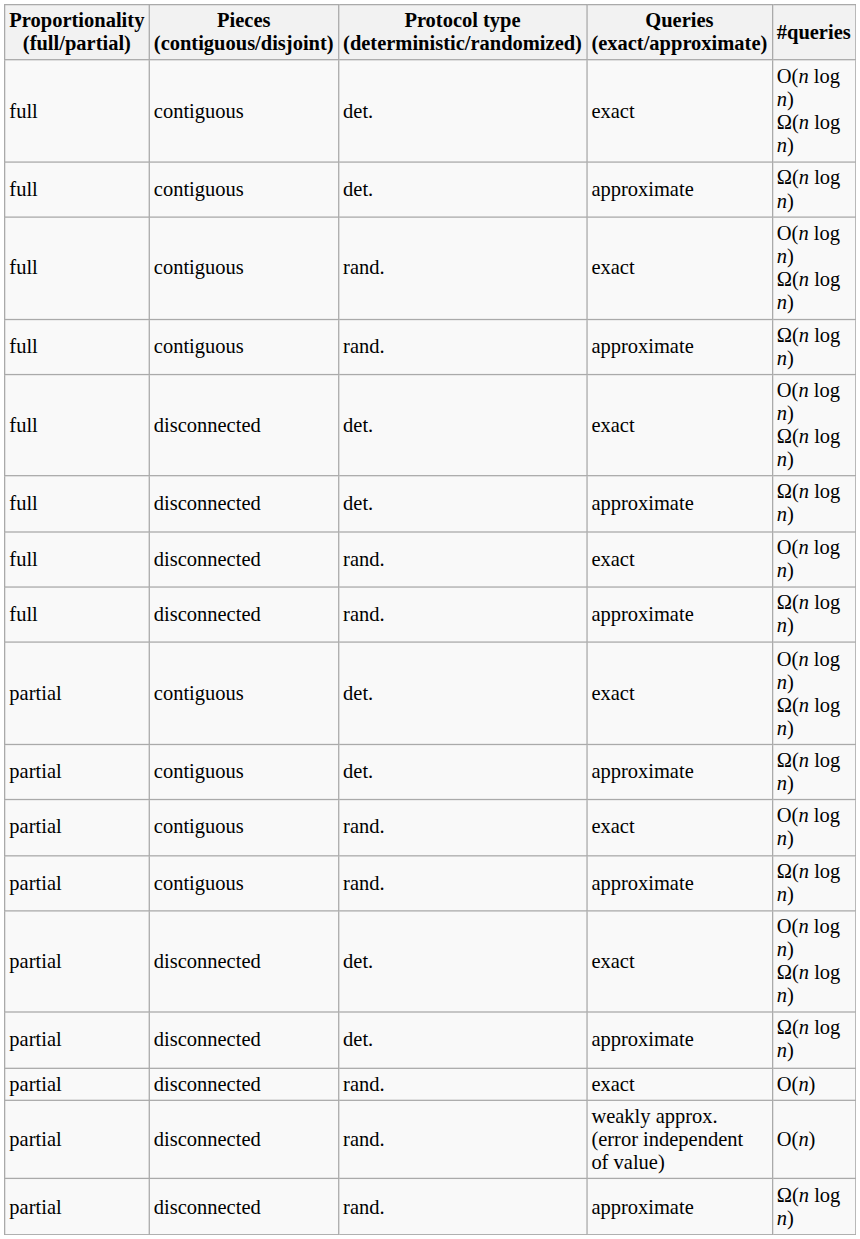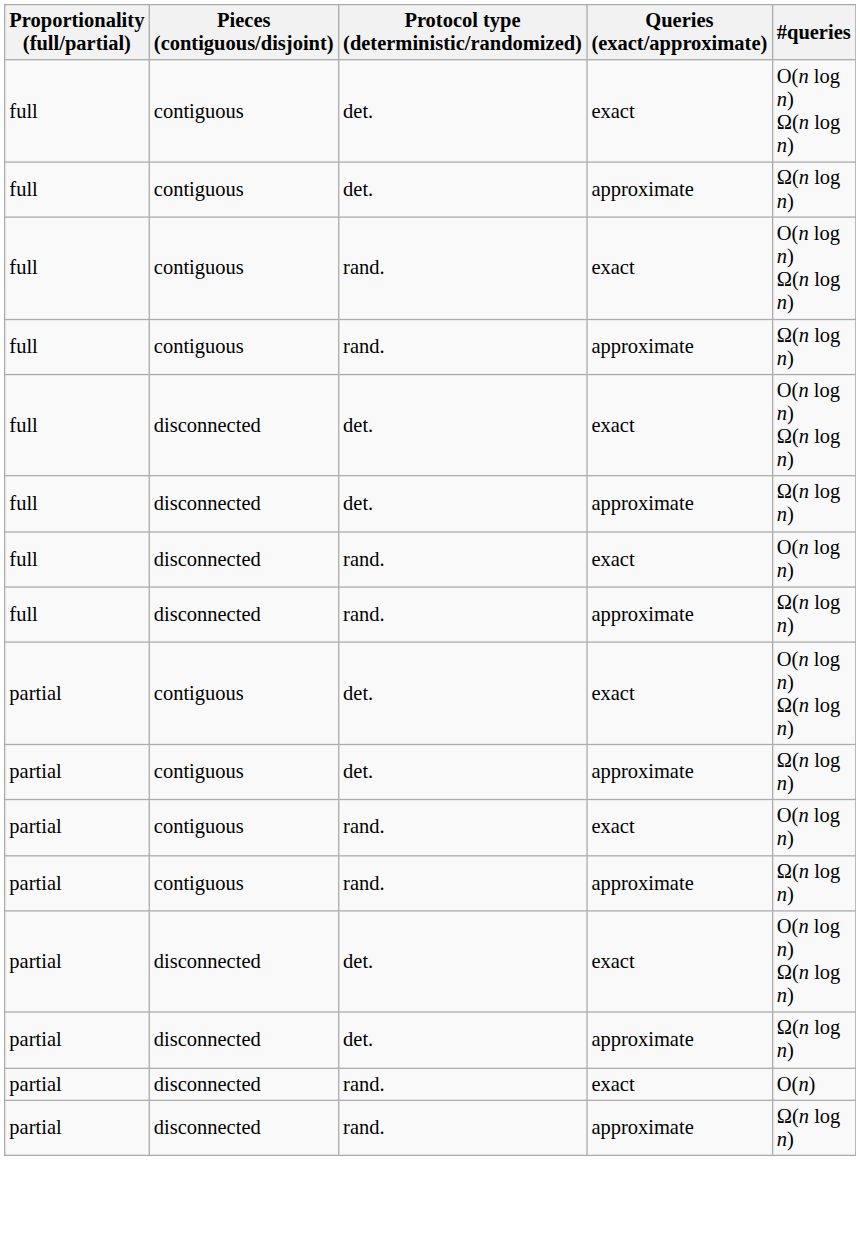- row: (36, 1139)
